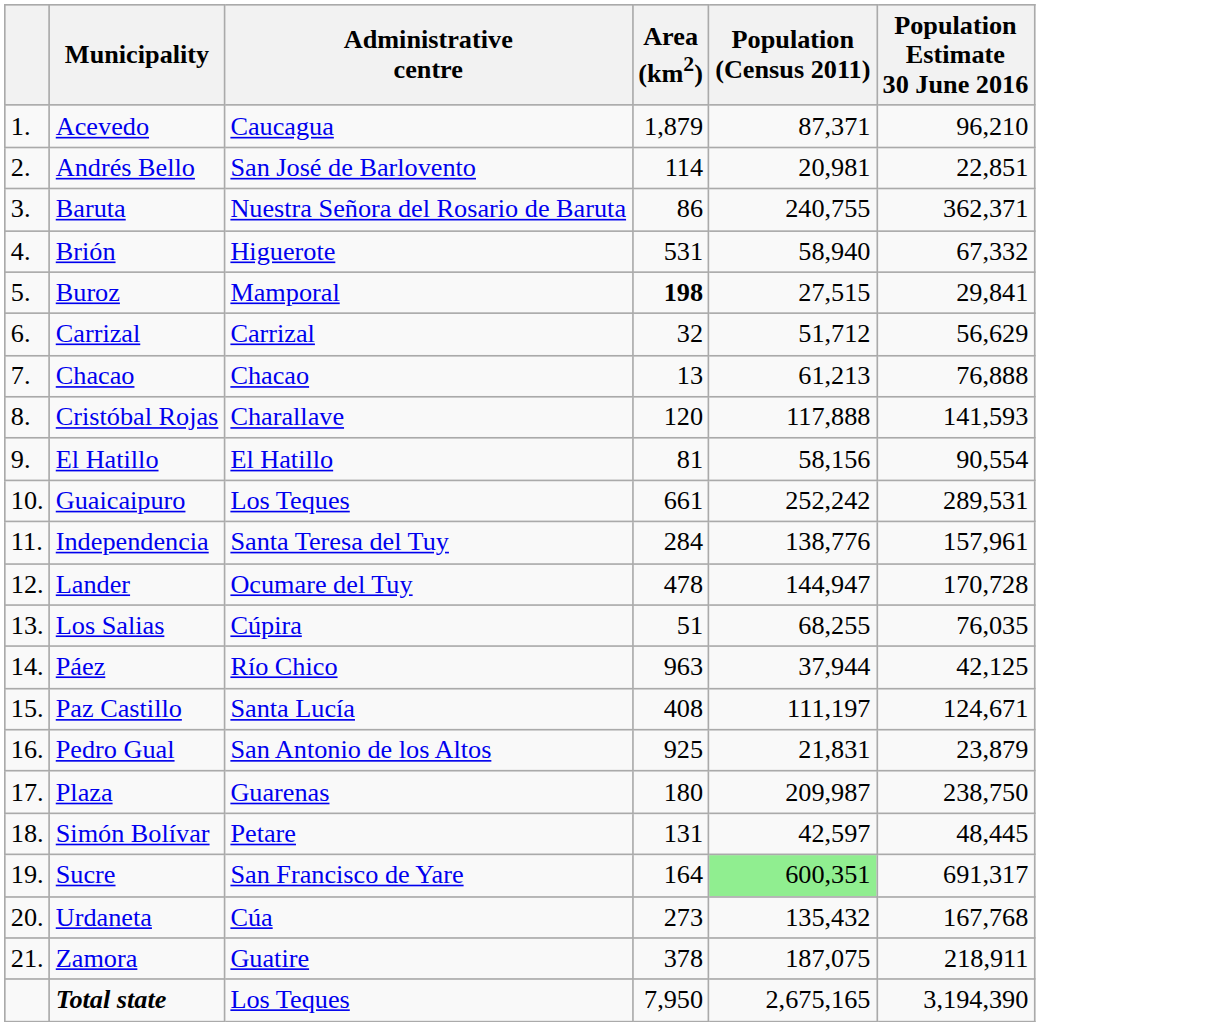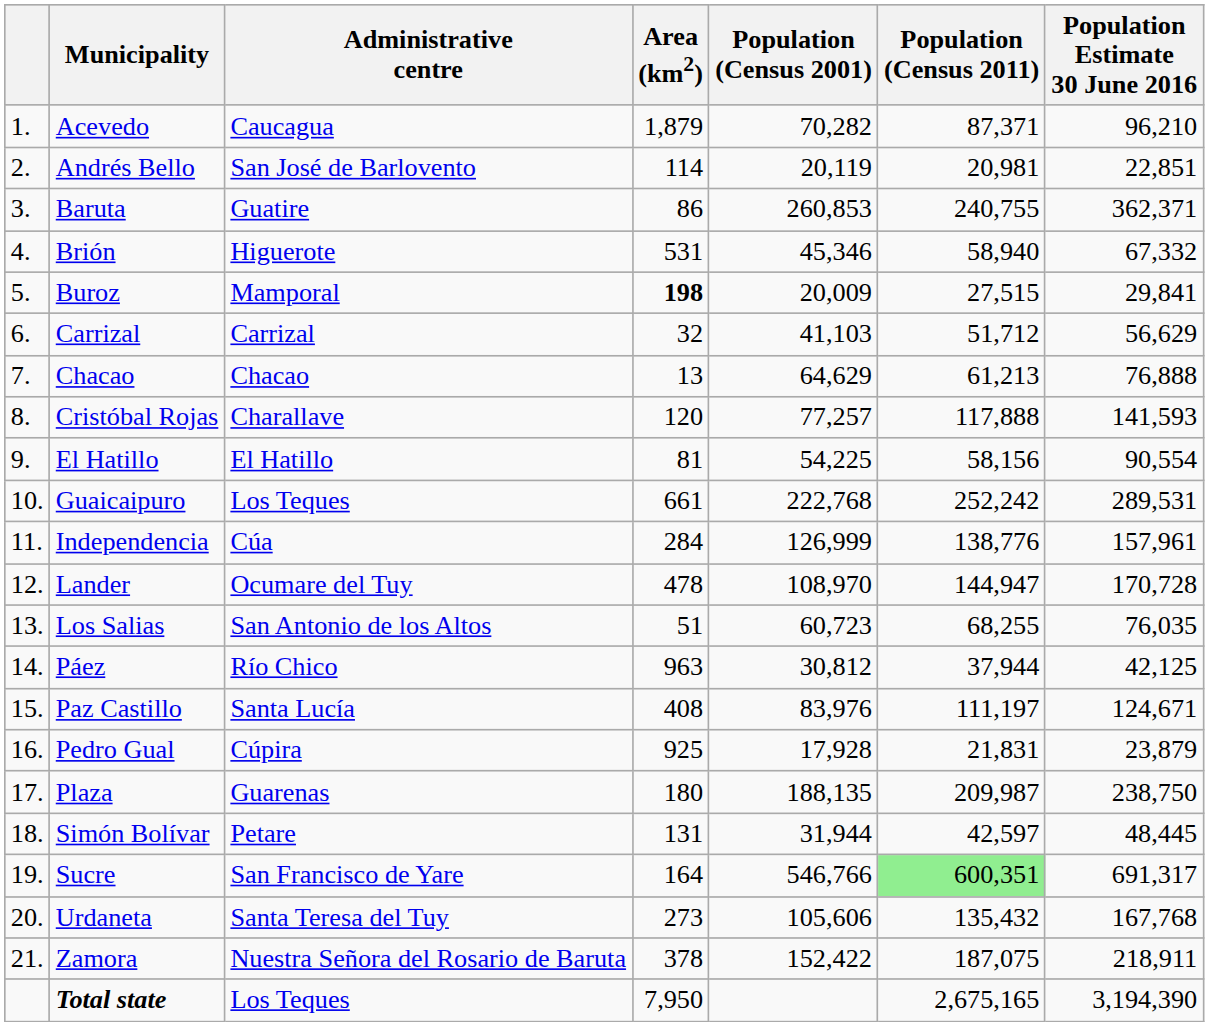+ column: (794, 54)
(428, 209) Nuestra Señora del Rosario de Baruta -> (270, 209) Guatire
(340, 542) Santa Teresa del Tuy -> (252, 542) Cúa
(266, 625) Cúpira -> (361, 625) San Antonio de los Altos
(361, 750) San Antonio de los Altos -> (266, 750) Cúpira
(252, 916) Cúa -> (340, 916) Santa Teresa del Tuy
(270, 958) Guatire -> (428, 958) Nuestra Señora del Rosario de Baruta
